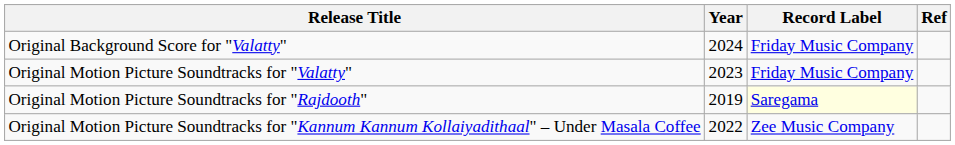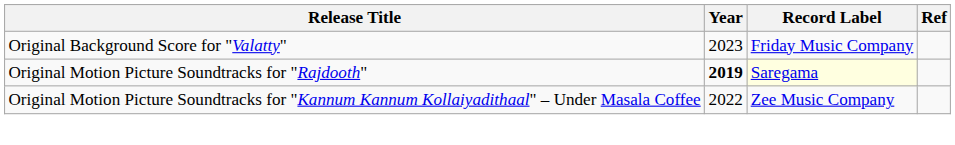(726, 45) 2024 -> (726, 45) 2023
- row: (180, 72)
(726, 99) normal -> (726, 72) bold
